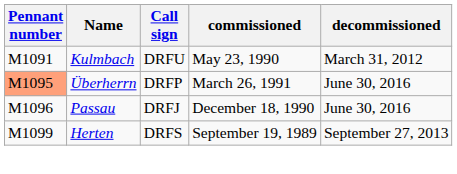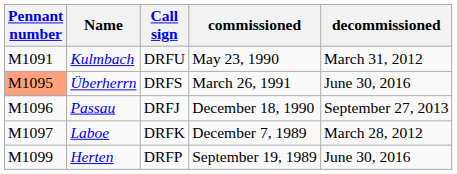(163, 83) DRFP -> (163, 83) DRFS
(367, 108) June 30, 2016 -> (386, 108) September 27, 2013
+ row: (90, 132)
(163, 132) DRFS -> (163, 157) DRFP
(386, 132) September 27, 2013 -> (367, 157) June 30, 2016
